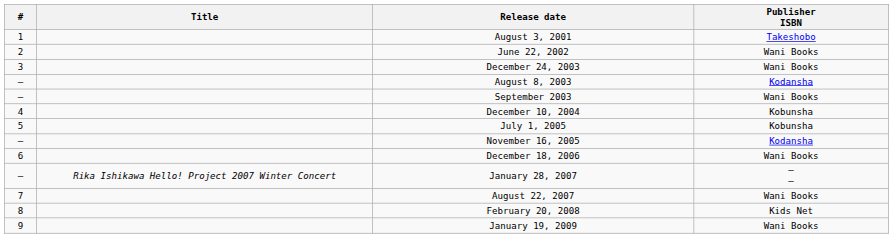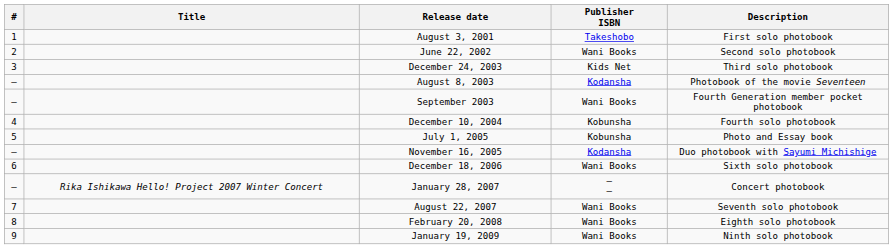+ column: (778, 17)
(791, 67) Wani Books -> (609, 67) Kids Net
(791, 211) Kids Net -> (609, 221) Wani Books
